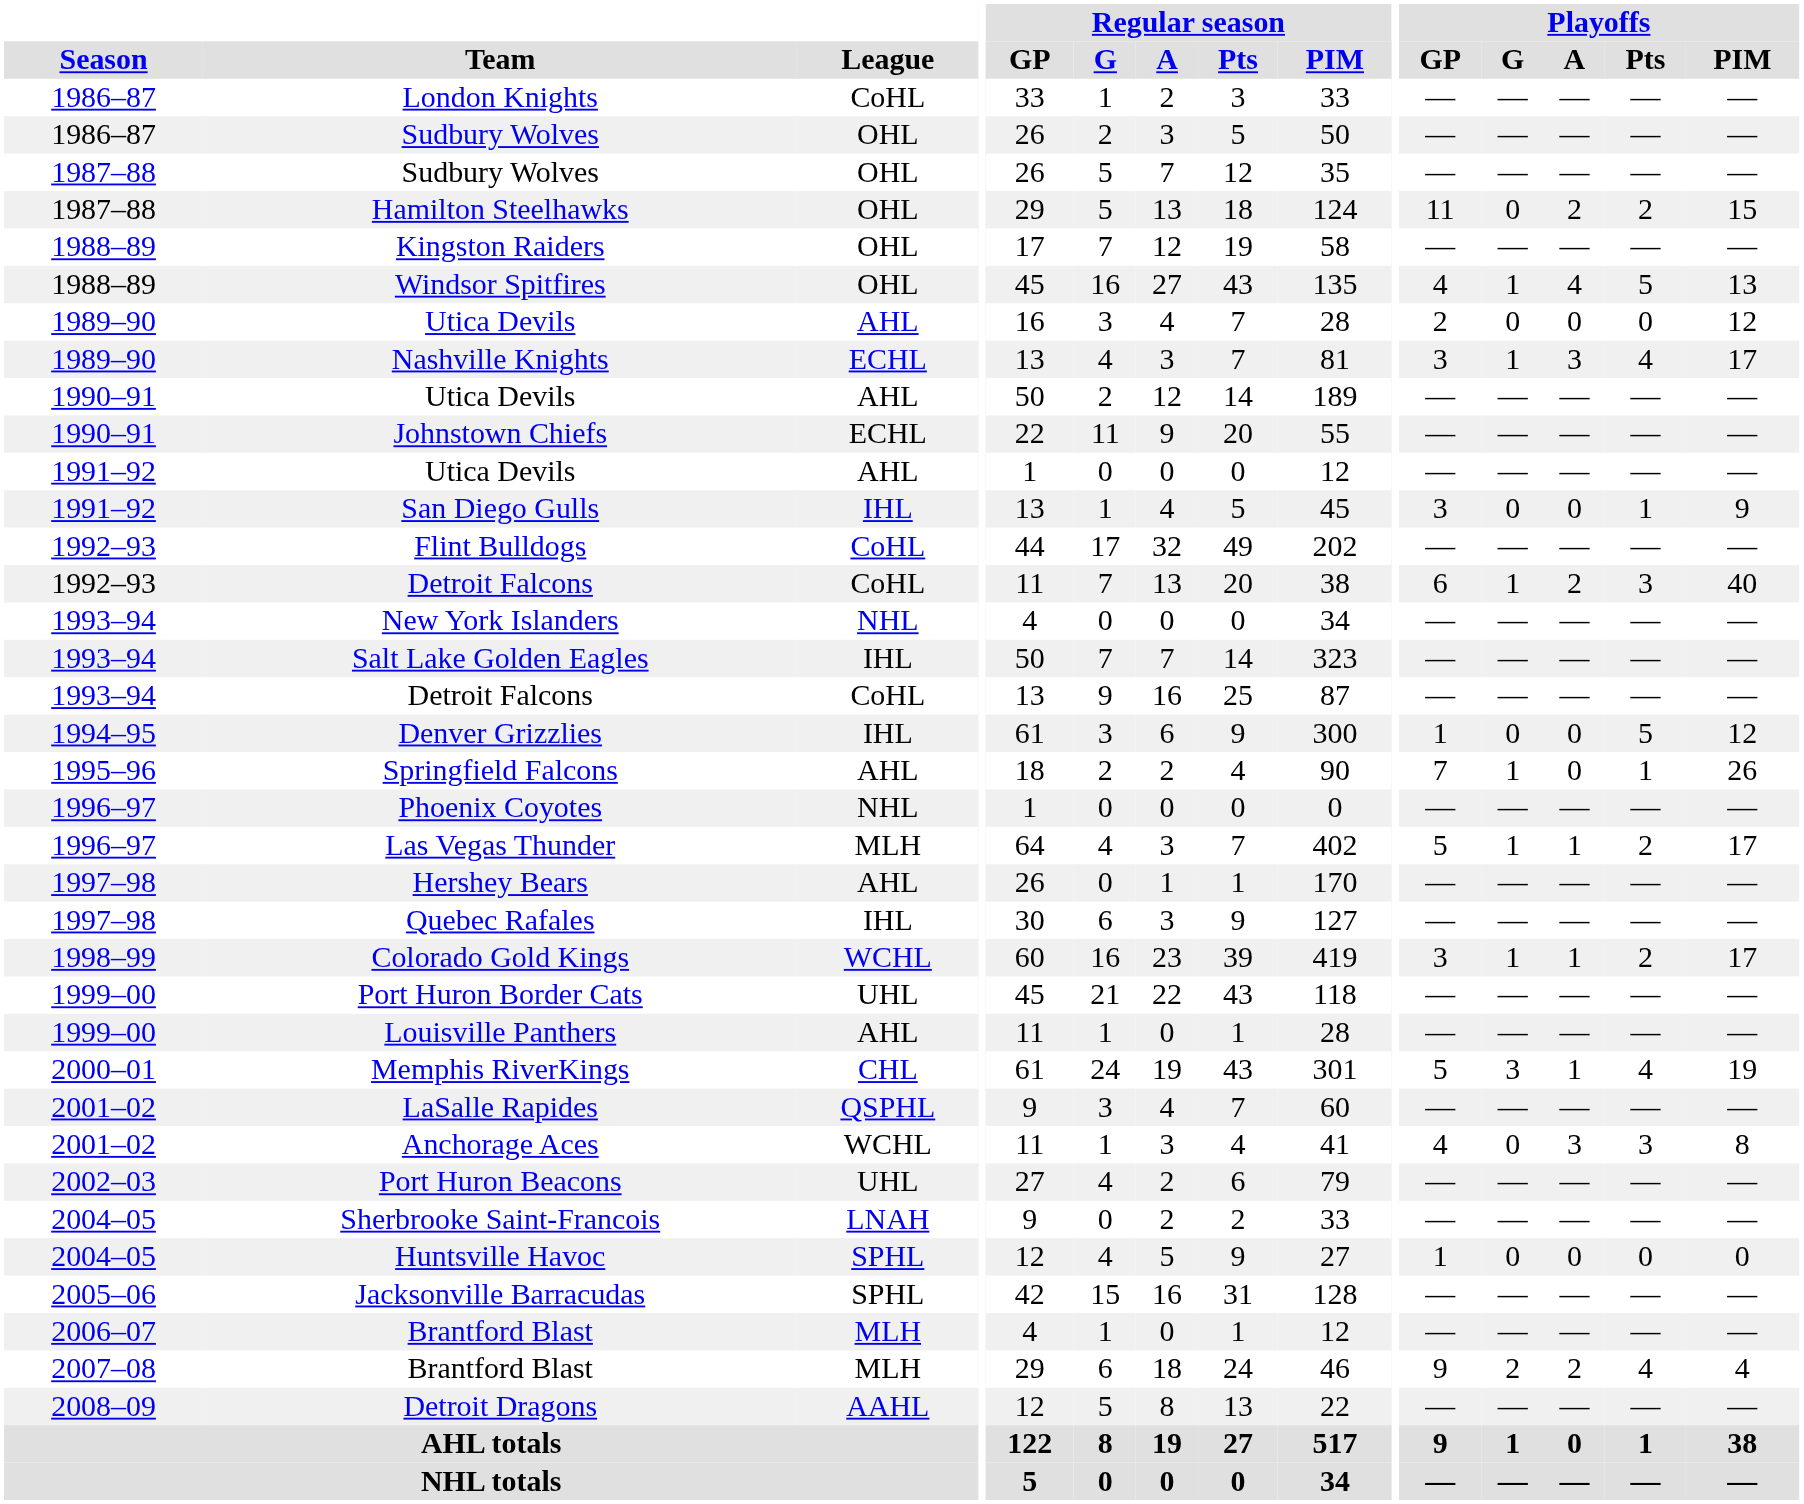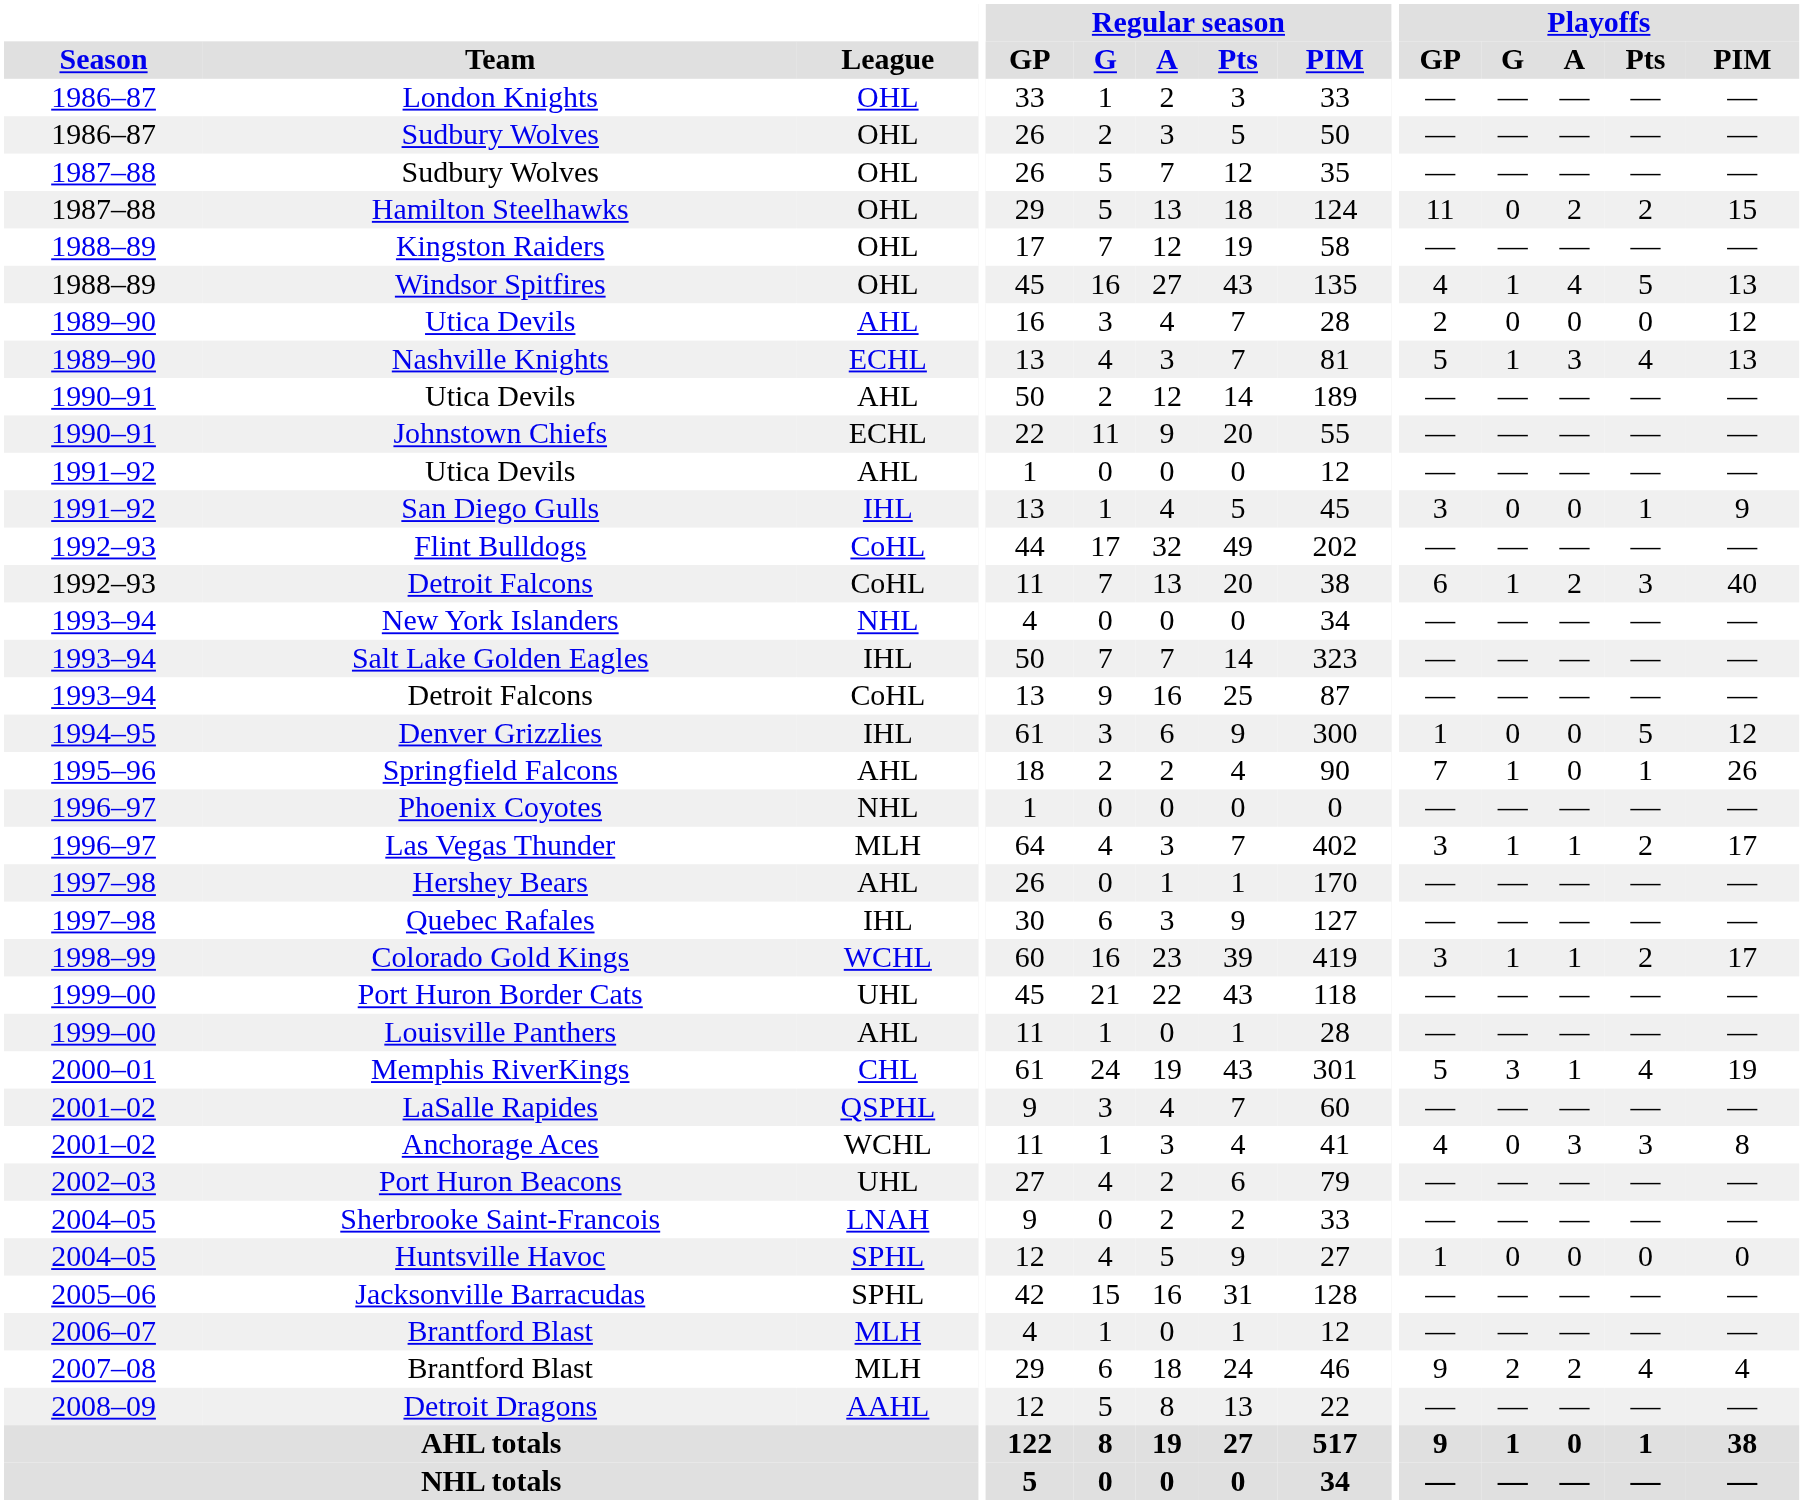(888, 97) CoHL -> (888, 97) OHL
(1440, 358) 3 -> (1440, 358) 5
(1742, 358) 17 -> (1742, 358) 13
(1440, 845) 5 -> (1440, 845) 3
